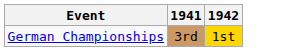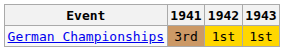+ column: (261, 15)
